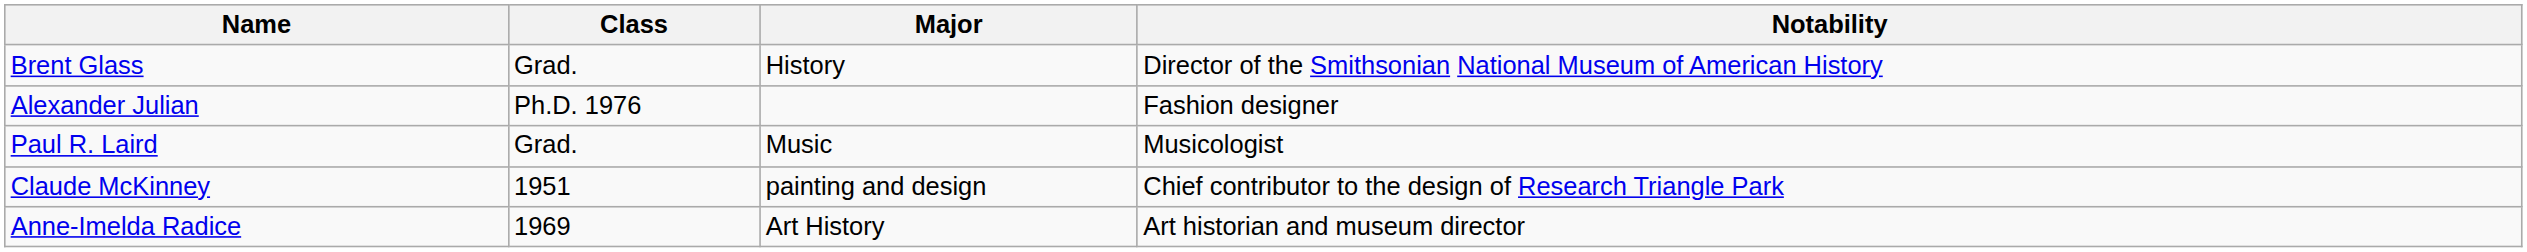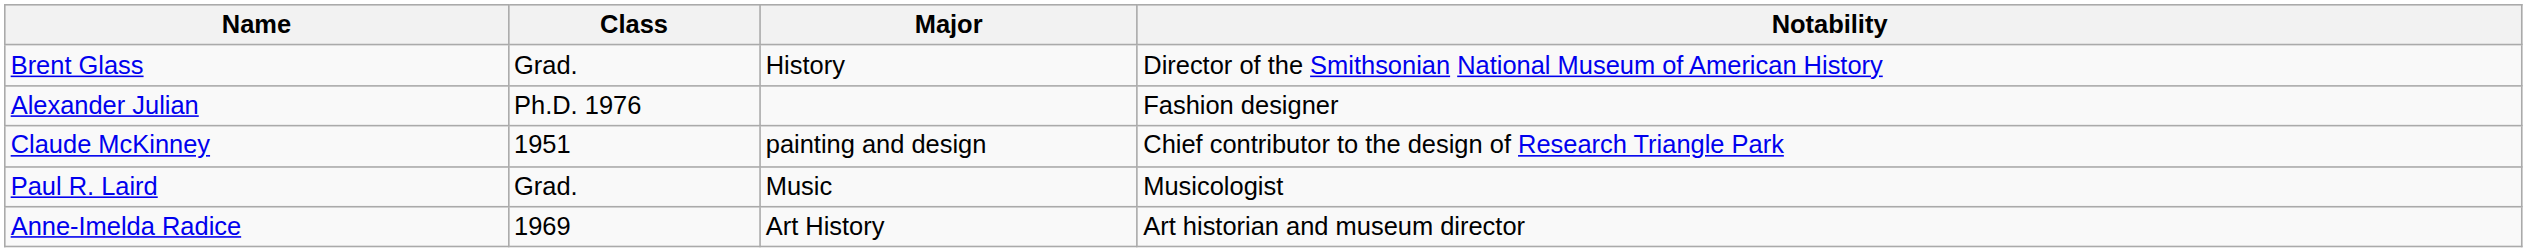rows swapped: (84, 145) <-> (110, 186)
